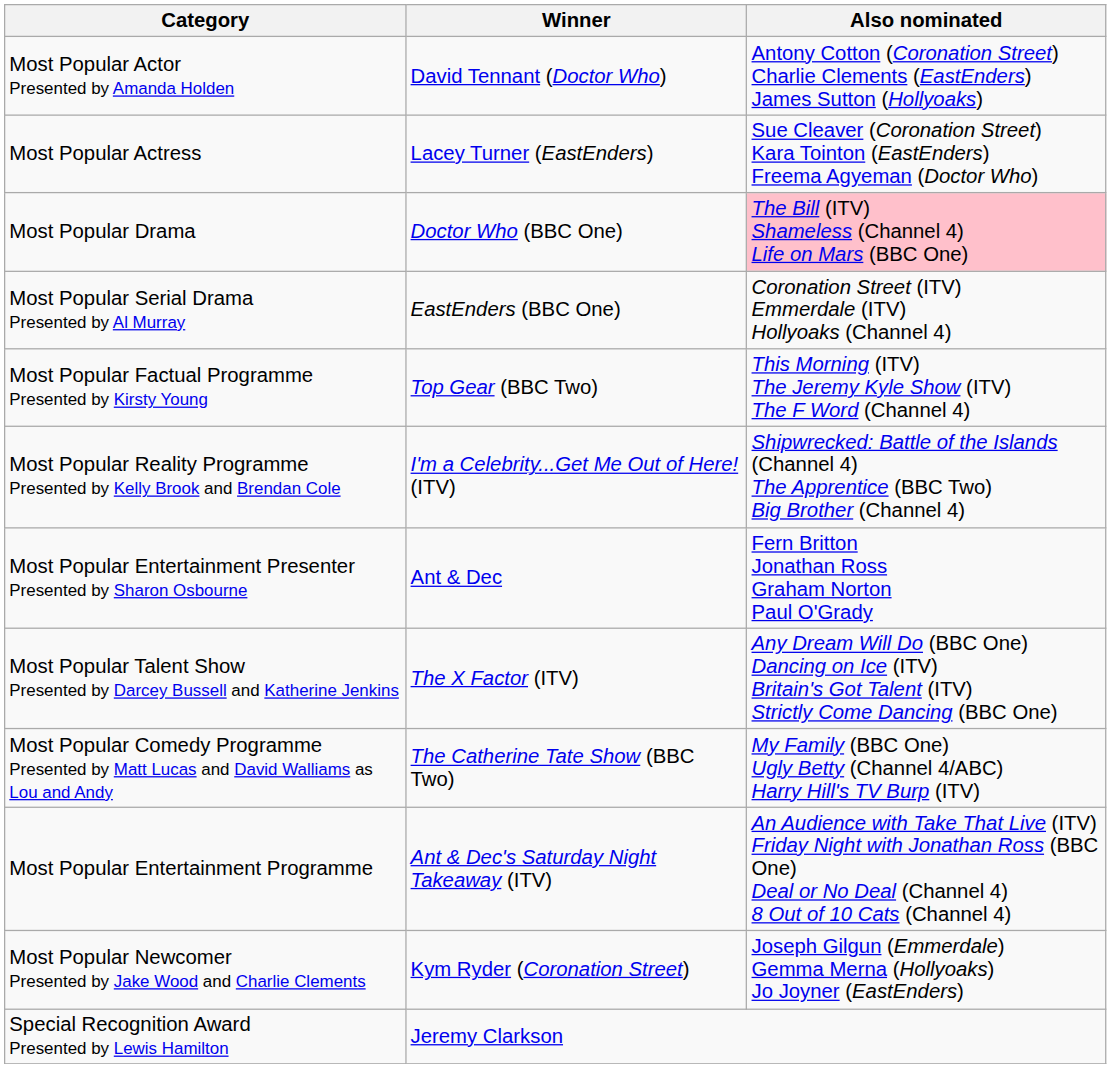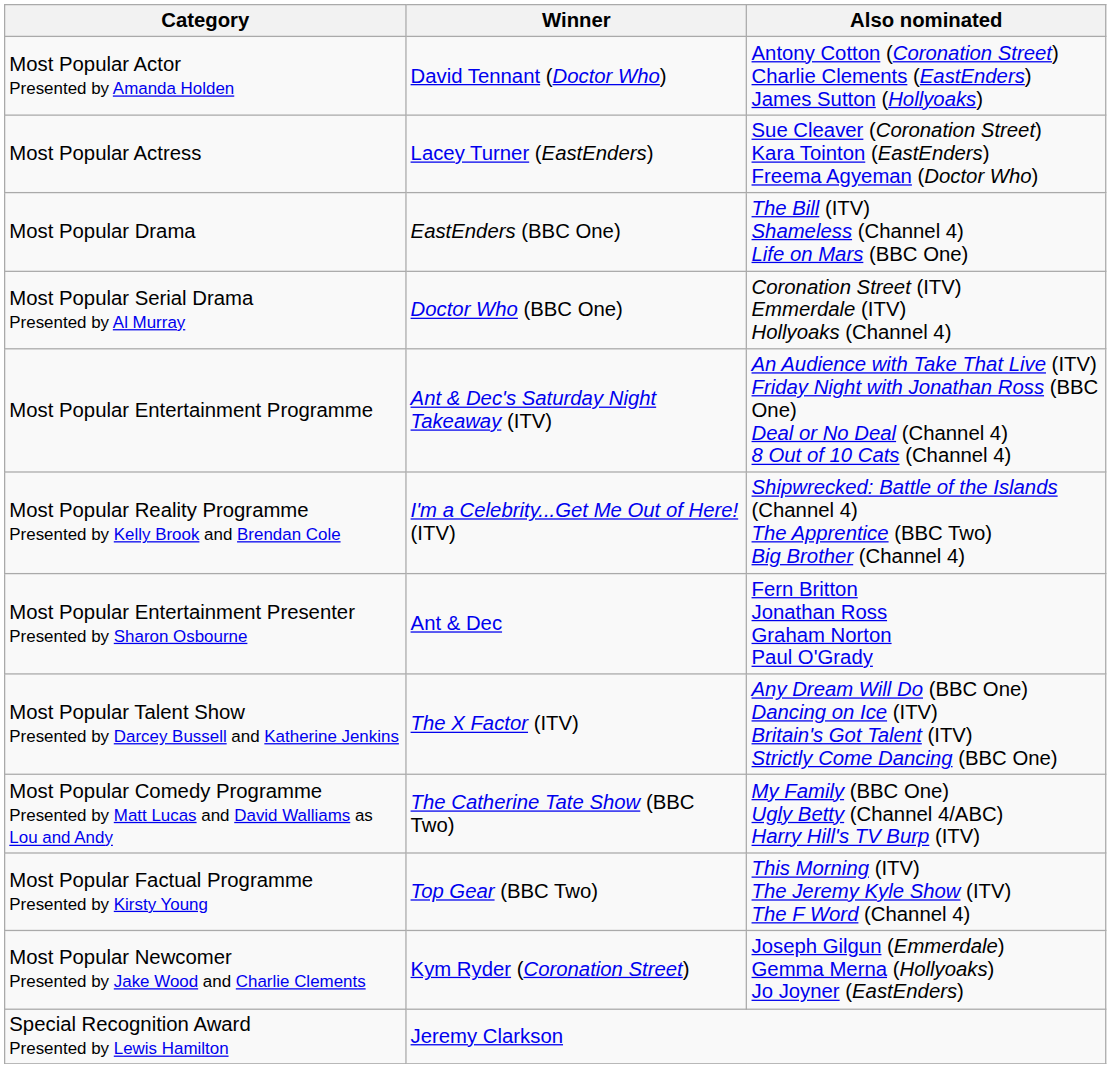(517, 231) Doctor Who (BBC One) -> (516, 231) EastEnders (BBC One)
(860, 231) pink background -> (860, 231) no background
(516, 309) EastEnders (BBC One) -> (517, 309) Doctor Who (BBC One)
rows swapped: (191, 868) <-> (161, 387)
